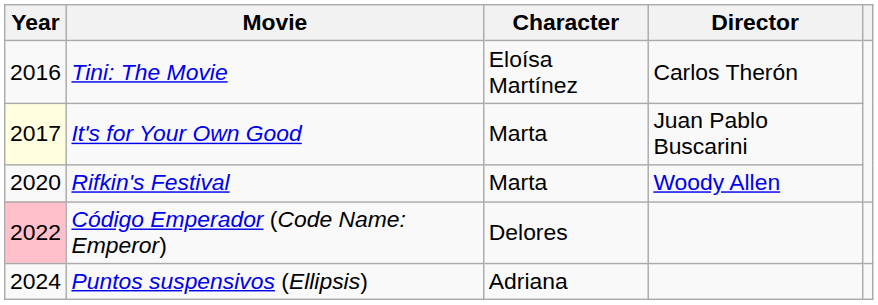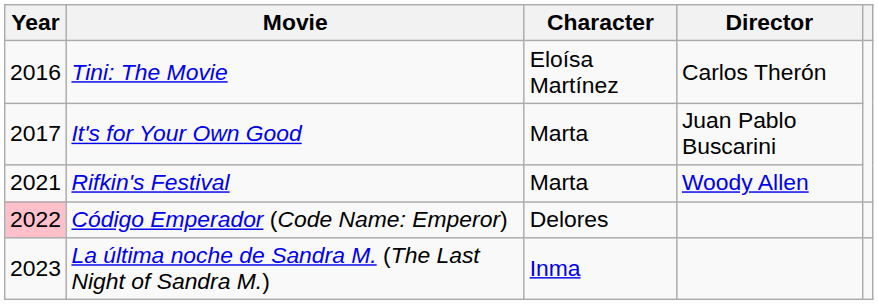(35, 133) lightyellow background -> (35, 133) no background
(35, 182) 2020 -> (35, 182) 2021
+ row: (276, 268)
- row: (220, 281)
